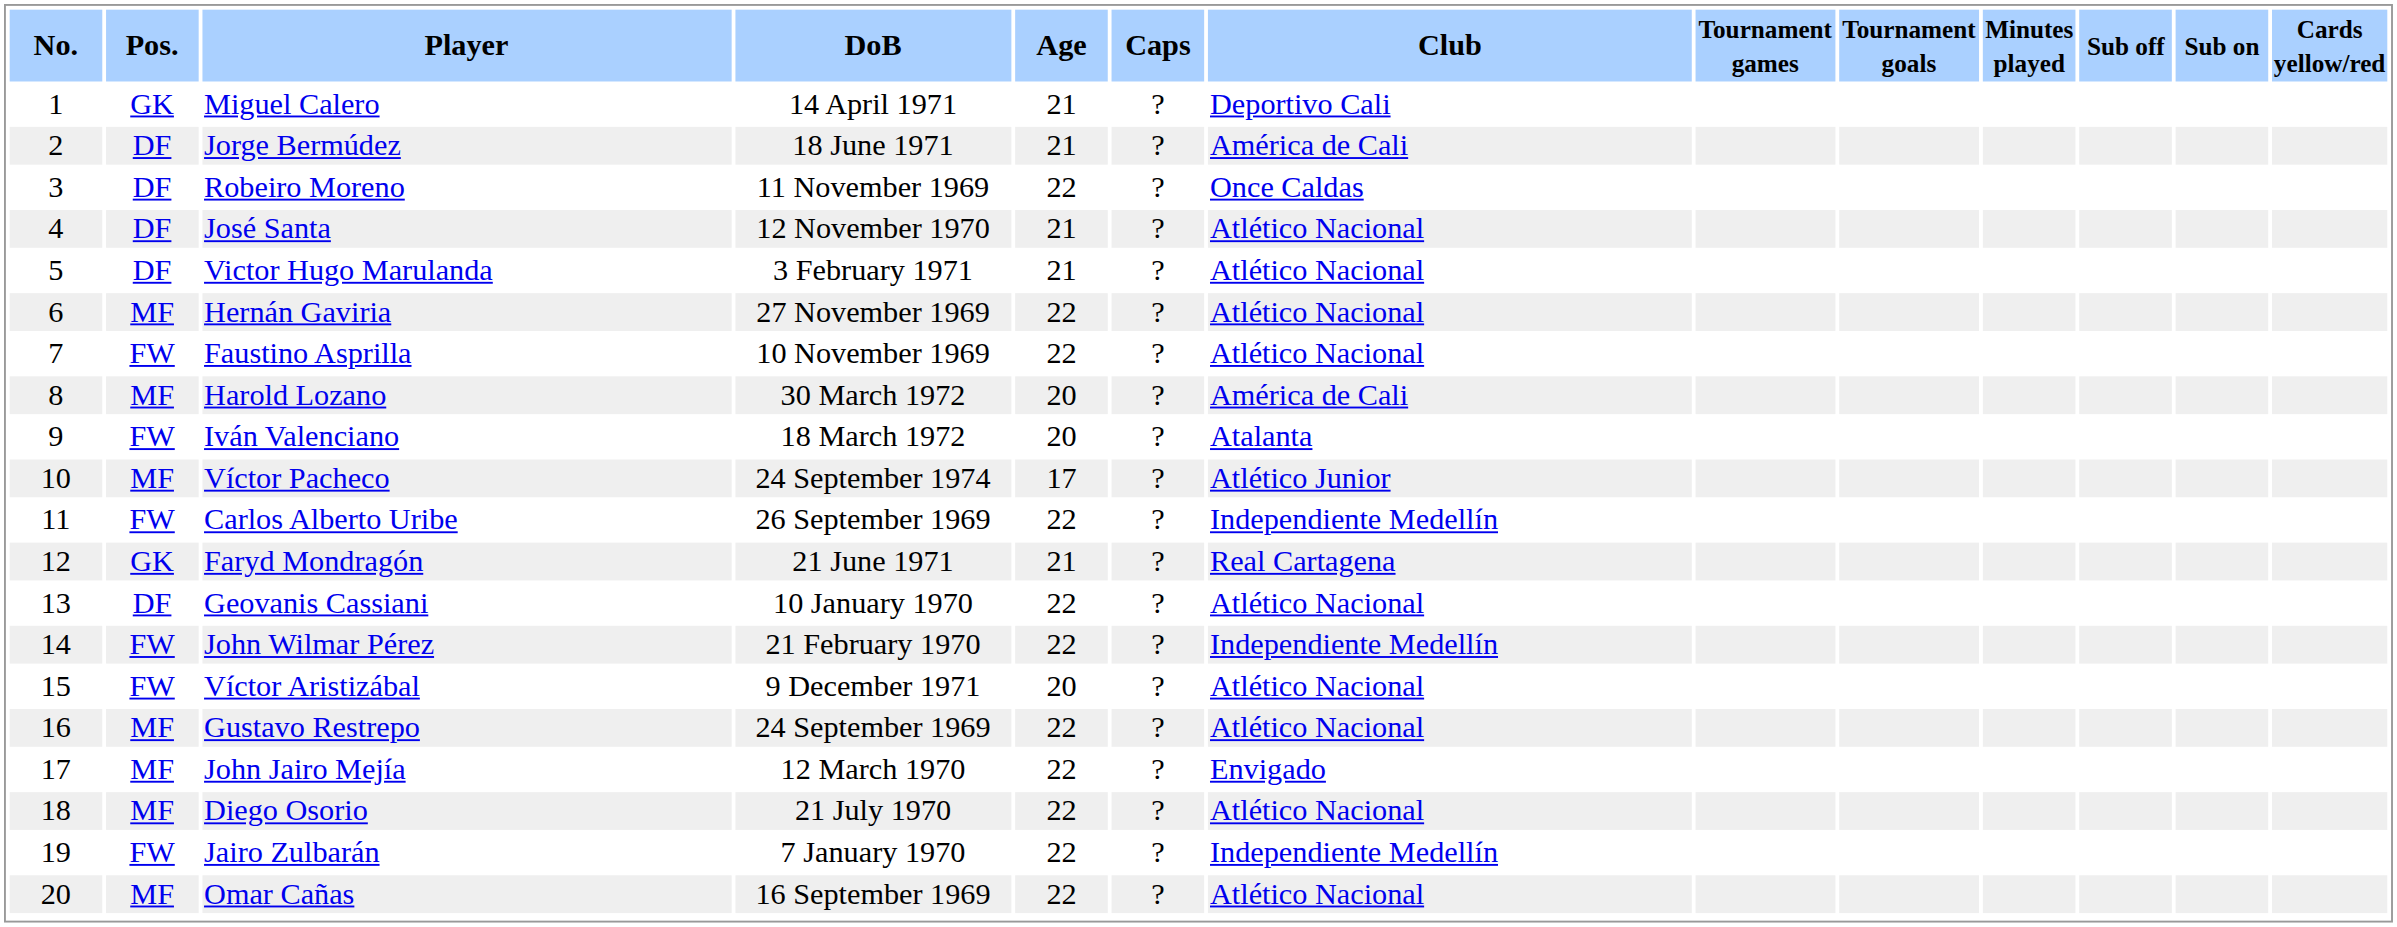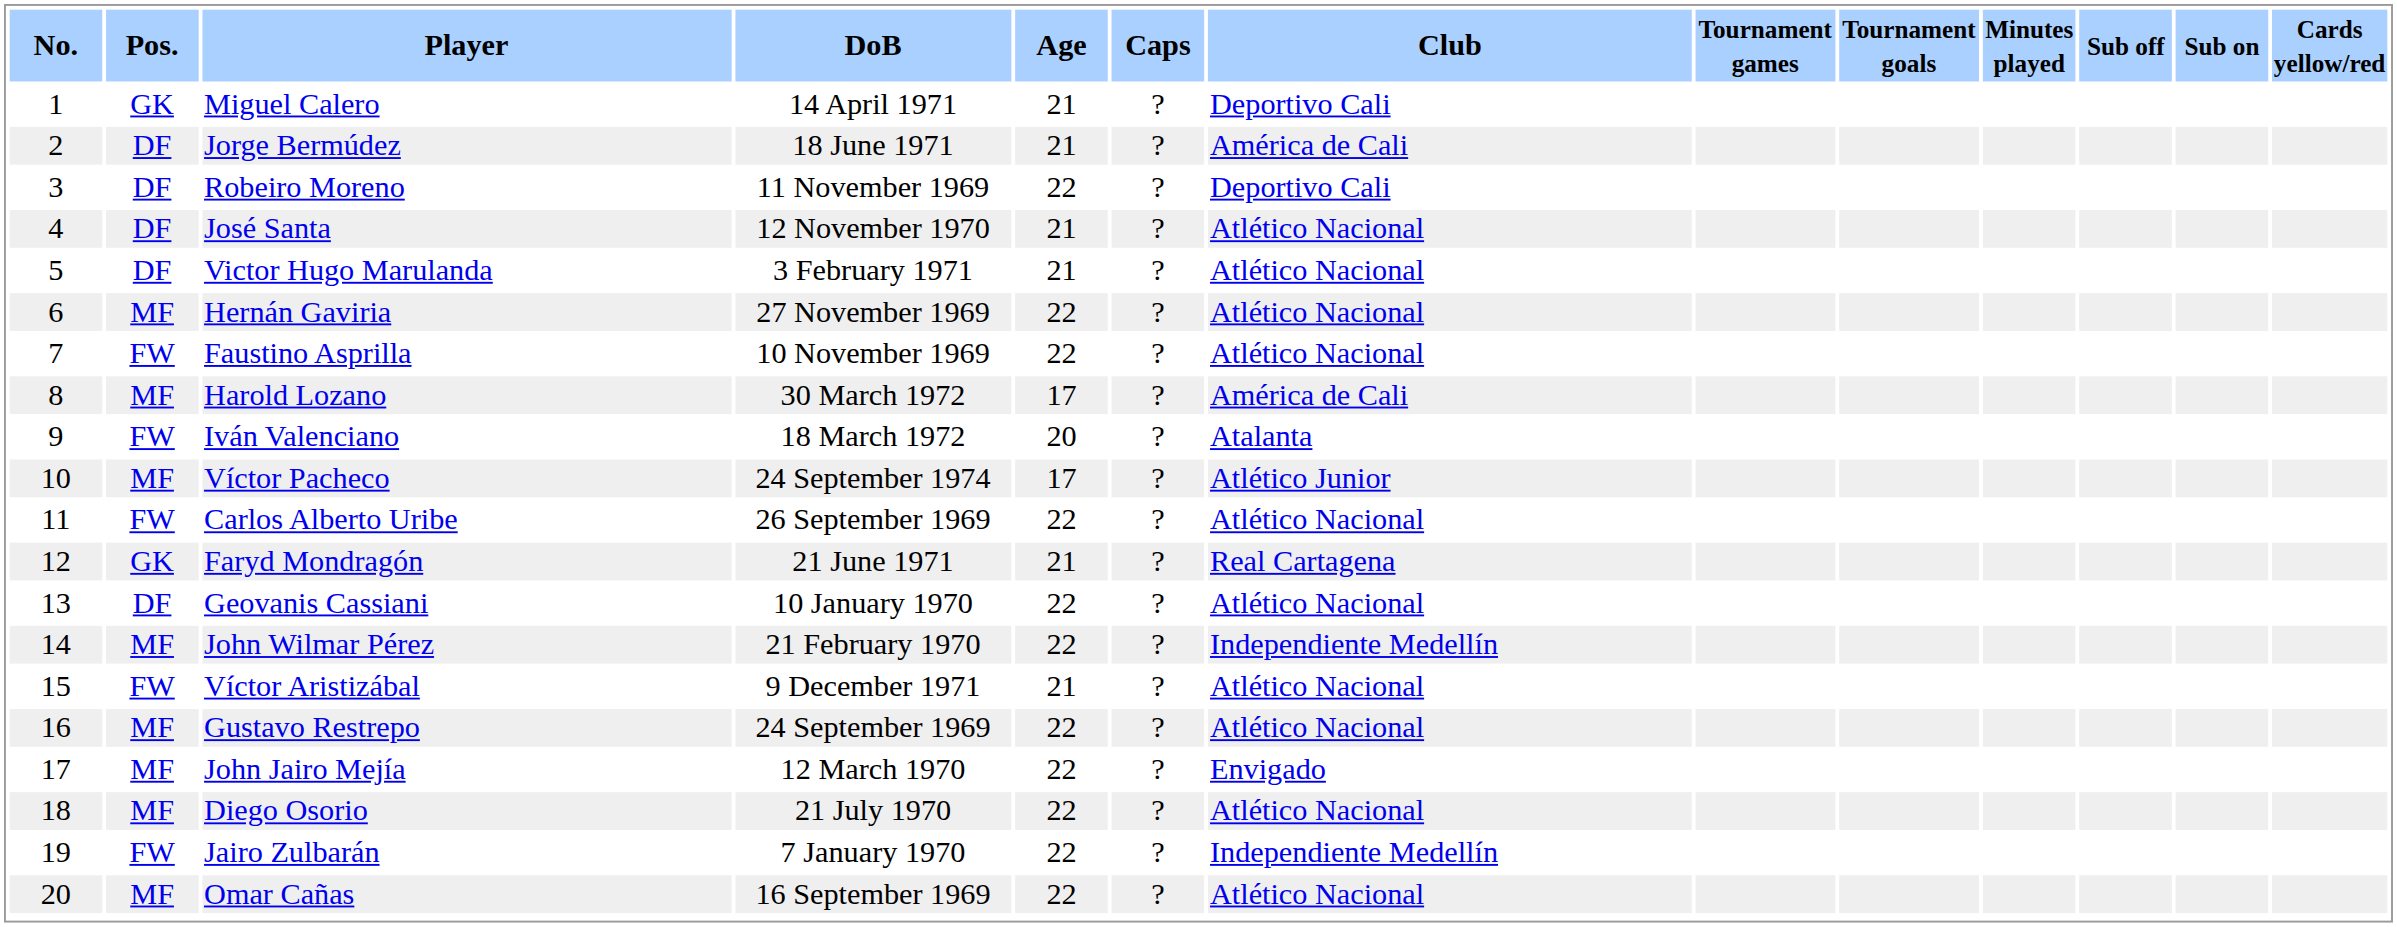(1287, 186) Once Caldas -> (1300, 186) Deportivo Cali
(1062, 394) 20 -> (1062, 394) 17
(1354, 519) Independiente Medellín -> (1317, 519) Atlético Nacional
(152, 644) FW -> (152, 644) MF
(1062, 685) 20 -> (1062, 685) 21
